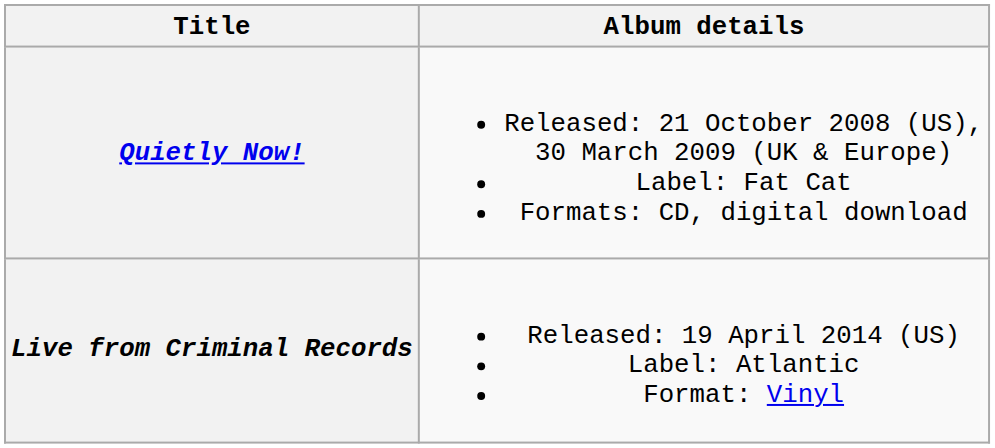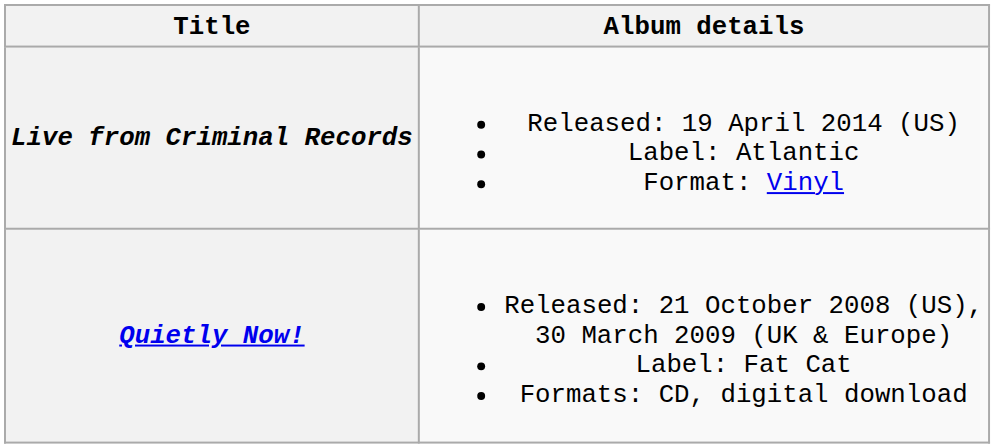rows swapped: (212, 153) <-> (212, 350)
